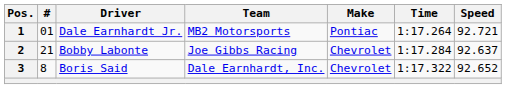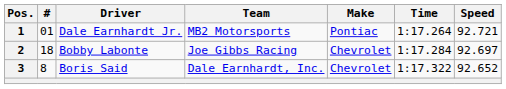(47, 51) 21 -> (47, 51) 18
(478, 51) 92.637 -> (478, 51) 92.697
